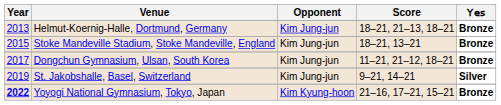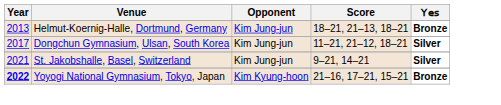- row: (155, 45)
(476, 60) Bronze -> (427, 45) Silver
(18, 76) 2019 -> (18, 60) 2021
